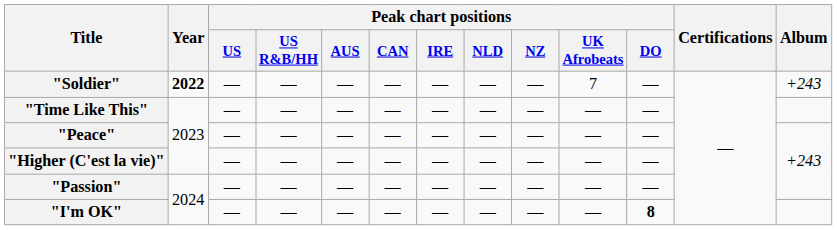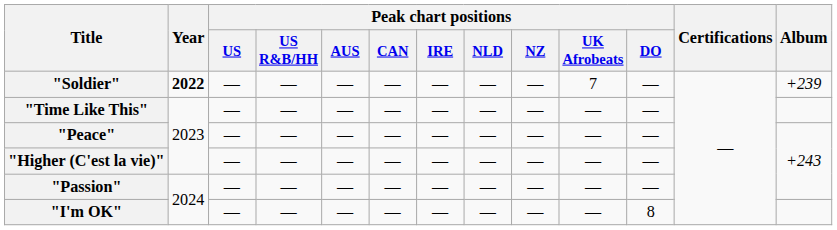(804, 84) +243 -> (804, 84) +239
(651, 212) bold -> (651, 212) normal
